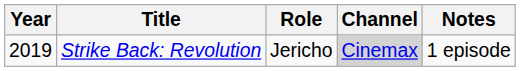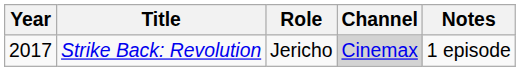(31, 50) 2019 -> (31, 50) 2017
